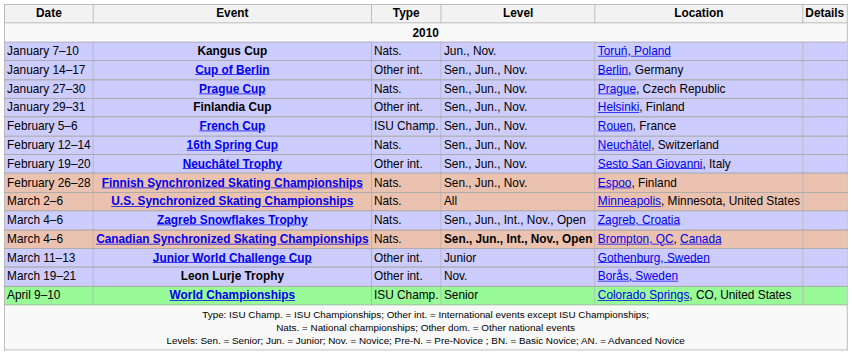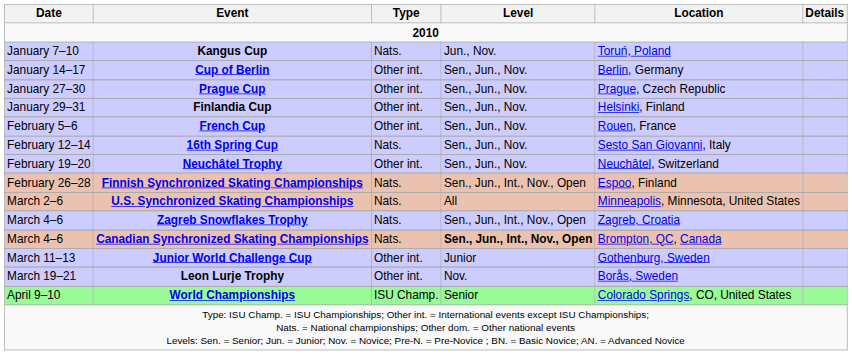(388, 88) Nats. -> (398, 88) Other int.
(406, 126) ISU Champ. -> (398, 126) Other int.
(658, 145) Neuchâtel, Switzerland -> (664, 145) Sesto San Giovanni, Italy
(664, 164) Sesto San Giovanni, Italy -> (658, 164) Neuchâtel, Switzerland
(486, 182) Sen., Jun., Nov. -> (515, 182) Sen., Jun., Int., Nov., Open
